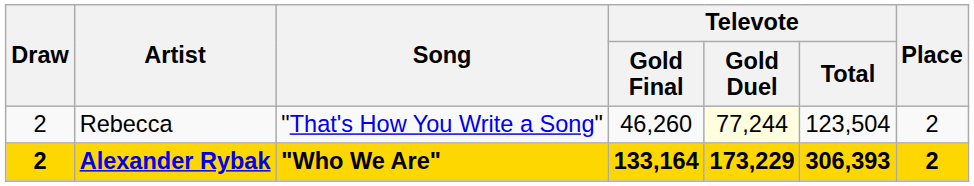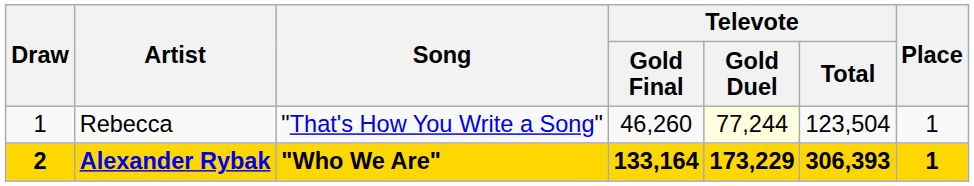(40, 124) 2 -> (40, 124) 1
(932, 124) 2 -> (932, 124) 1
(932, 161) 2 -> (932, 161) 1
